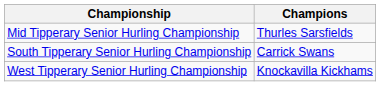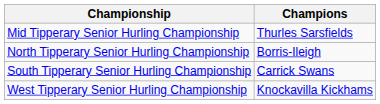+ row: (128, 52)
